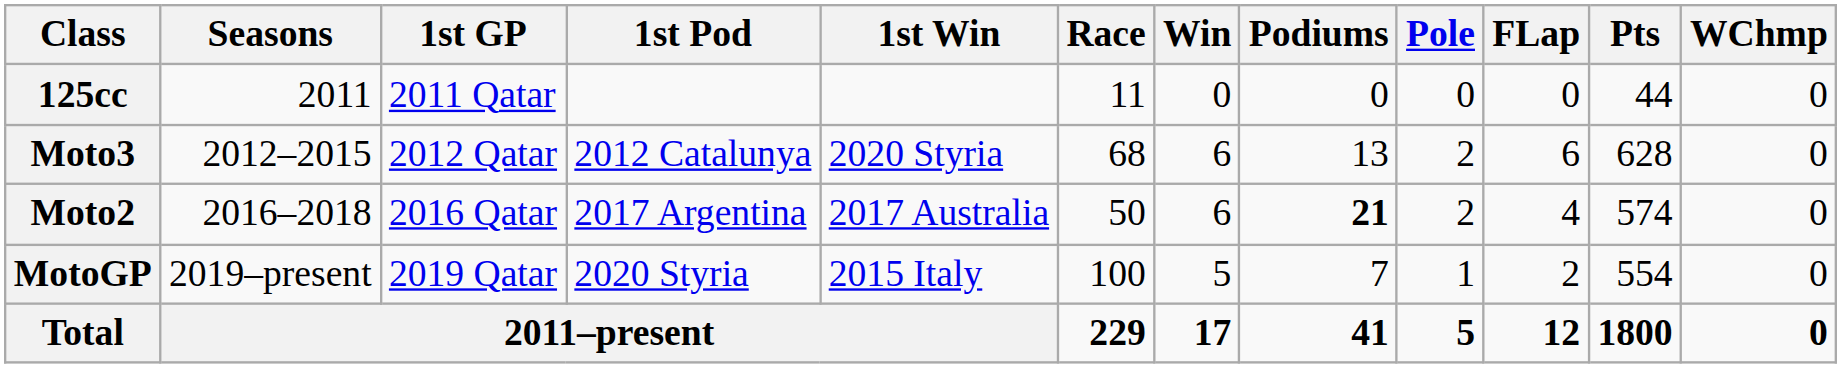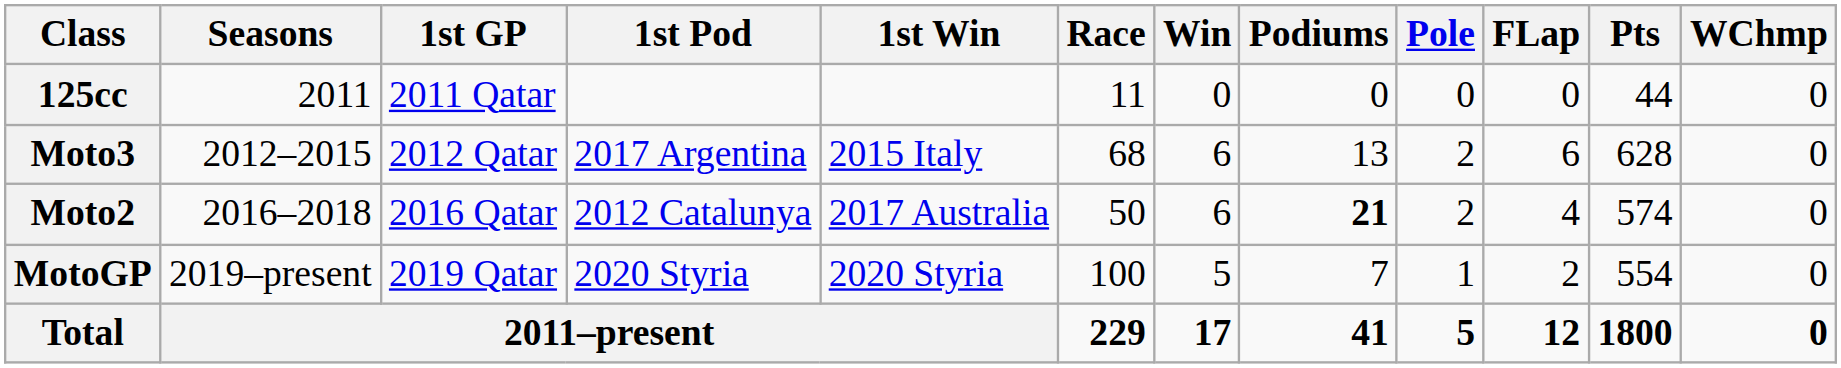(693, 153) 2012 Catalunya -> (690, 153) 2017 Argentina
(916, 153) 2020 Styria -> (906, 153) 2015 Italy
(690, 213) 2017 Argentina -> (693, 213) 2012 Catalunya
(906, 272) 2015 Italy -> (916, 272) 2020 Styria
